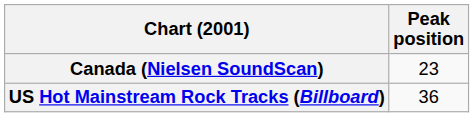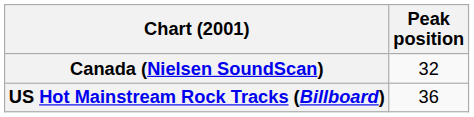(429, 68) 23 -> (429, 68) 32
